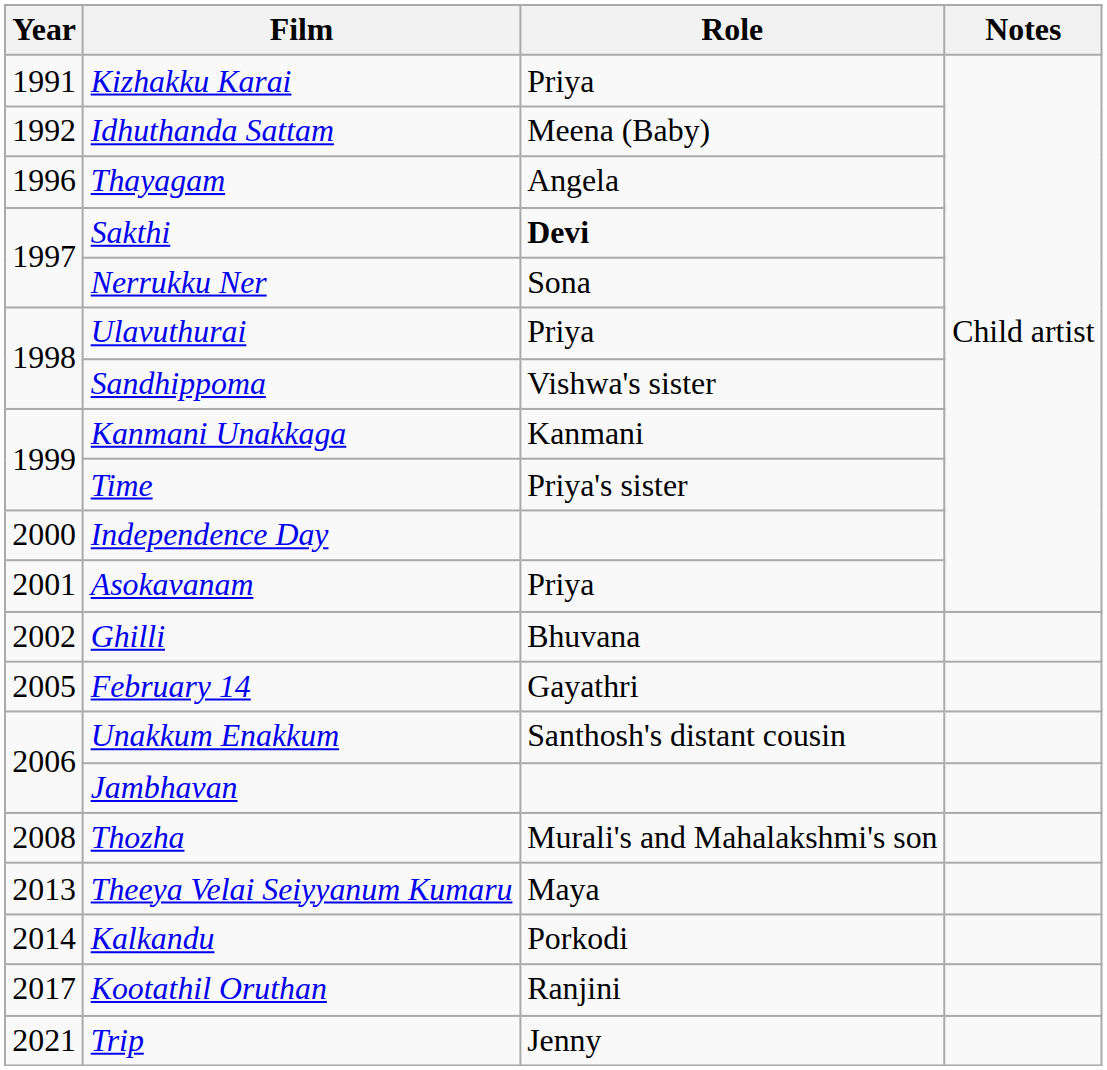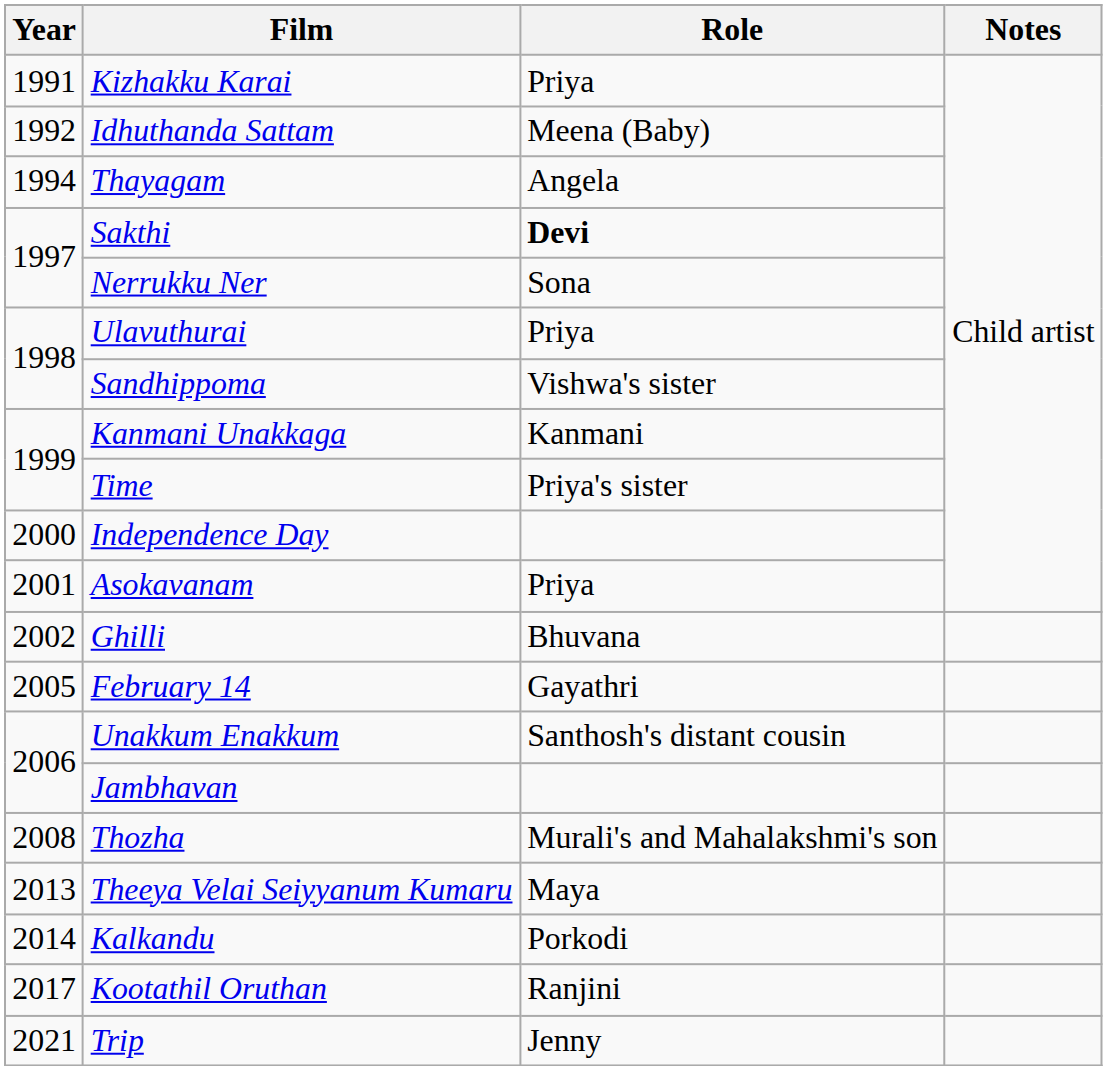(44, 181) 1996 -> (44, 181) 1994
